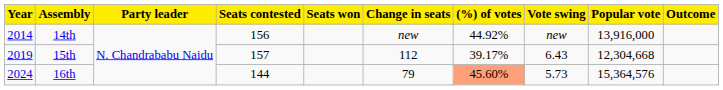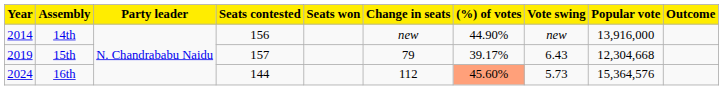(489, 34) 44.92% -> (489, 34) 44.90%
(408, 54) 112 -> (408, 54) 79
(408, 74) 79 -> (408, 74) 112
